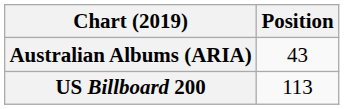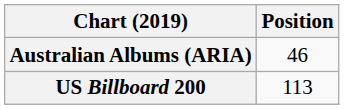(298, 54) 43 -> (298, 54) 46
